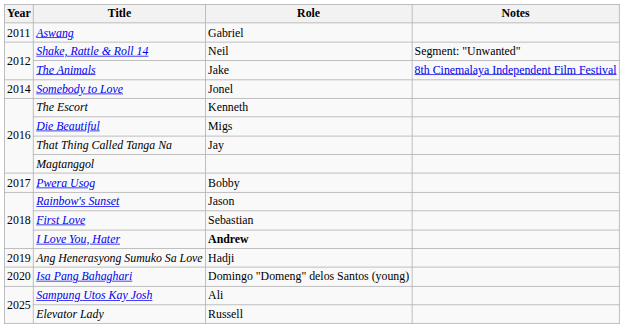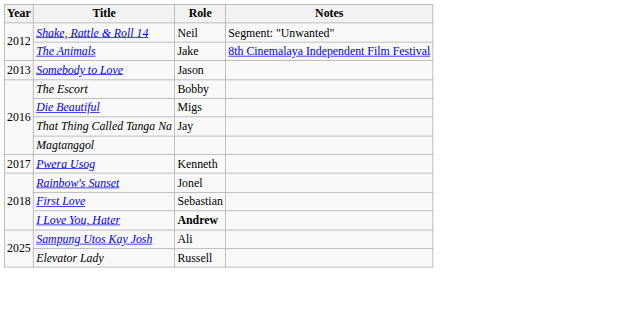- row: (55, 32)
(19, 88) 2014 -> (19, 70) 2013
(221, 88) Jonel -> (191, 70) Jason
(228, 107) Kenneth -> (193, 88) Bobby
(224, 182) Bobby -> (198, 164) Kenneth
(221, 201) Jason -> (190, 182) Jonel
- row: (119, 257)
- row: (84, 276)
